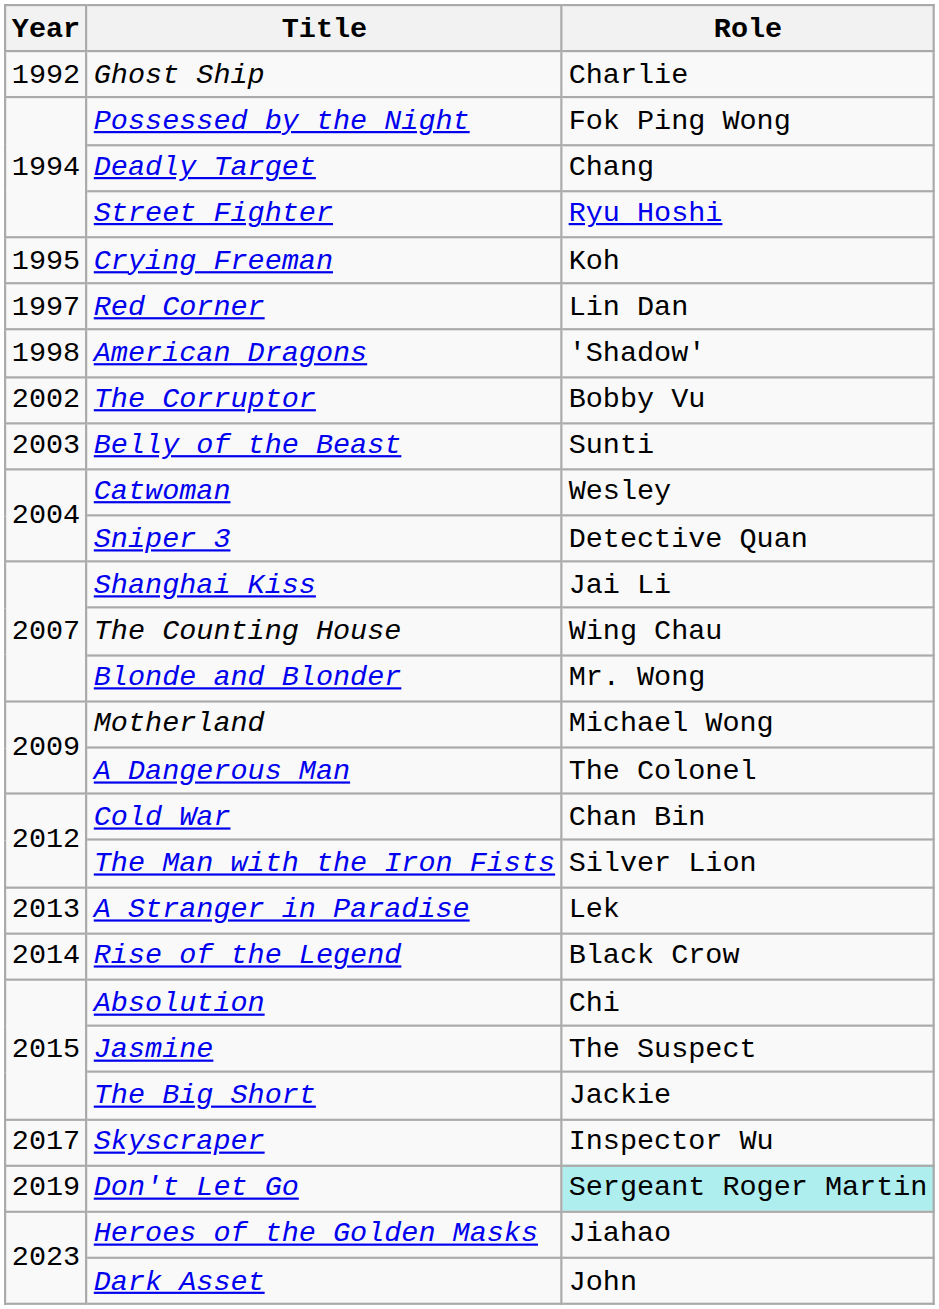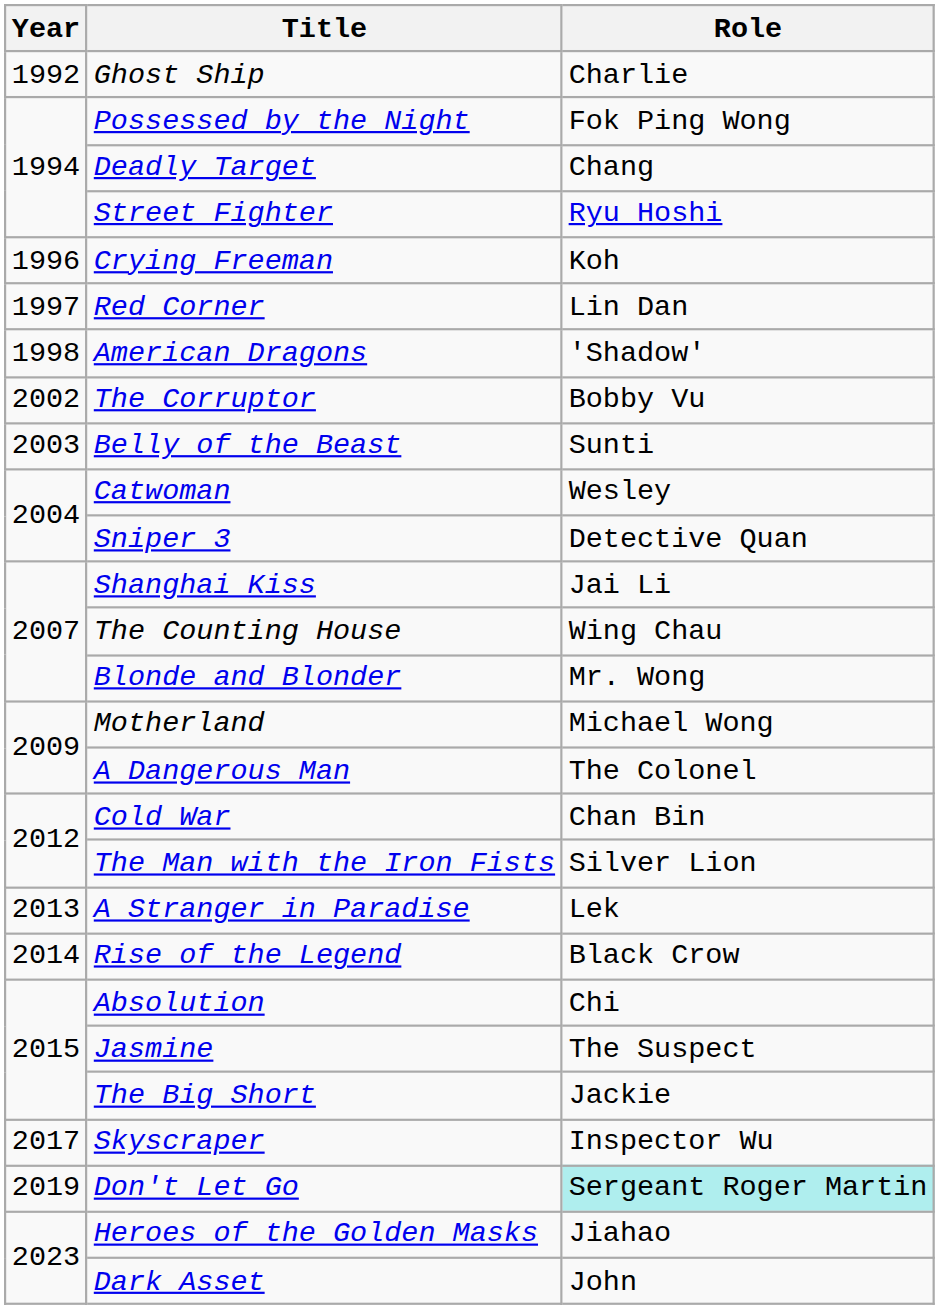(46, 260) 1995 -> (46, 260) 1996
